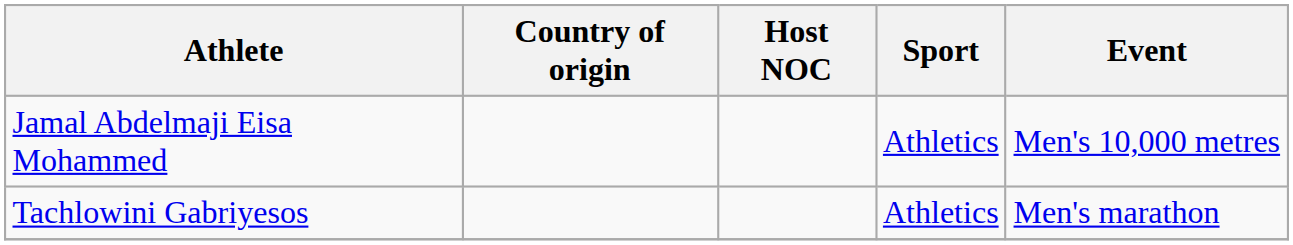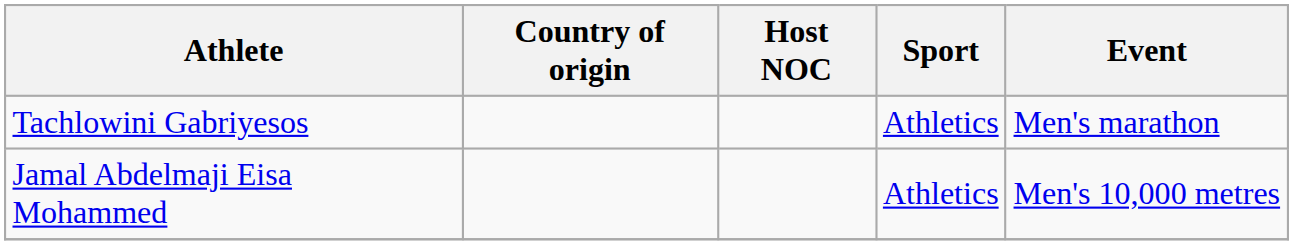rows swapped: (152, 140) <-> (160, 212)
